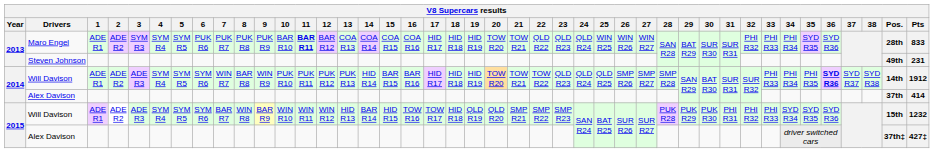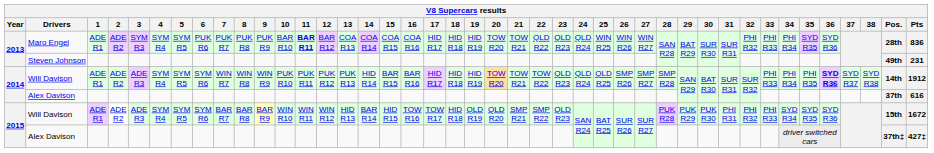(918, 42) 833 -> (917, 42) 836
(244, 78) BAR R8 -> (244, 78) WIN R8
(918, 96) 414 -> (917, 96) 616
(244, 114) WIN R8 -> (244, 114) BAR R8
(563, 114) SMP R23 -> (563, 114) QLD R23
(918, 114) 1232 -> (917, 114) 1672
